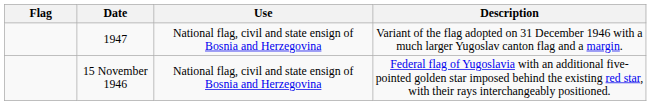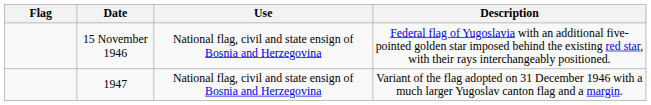rows swapped: (115, 39) <-> (115, 78)
